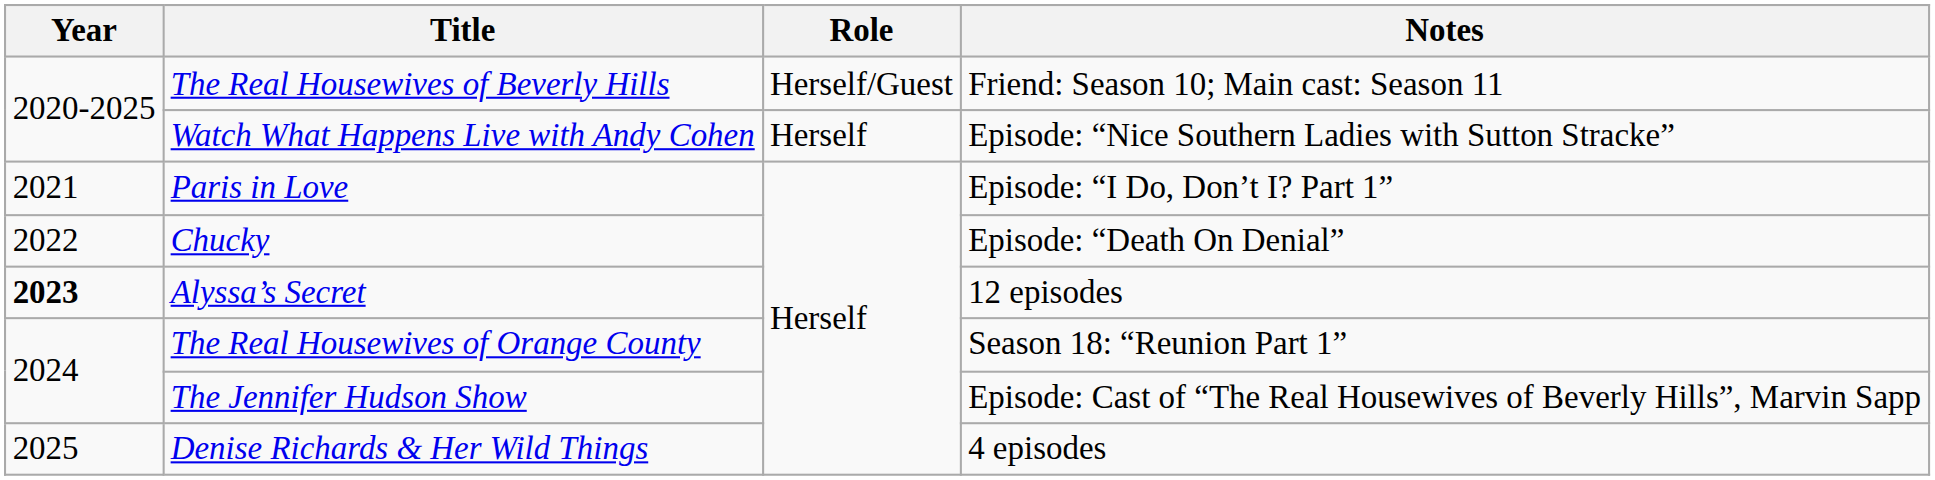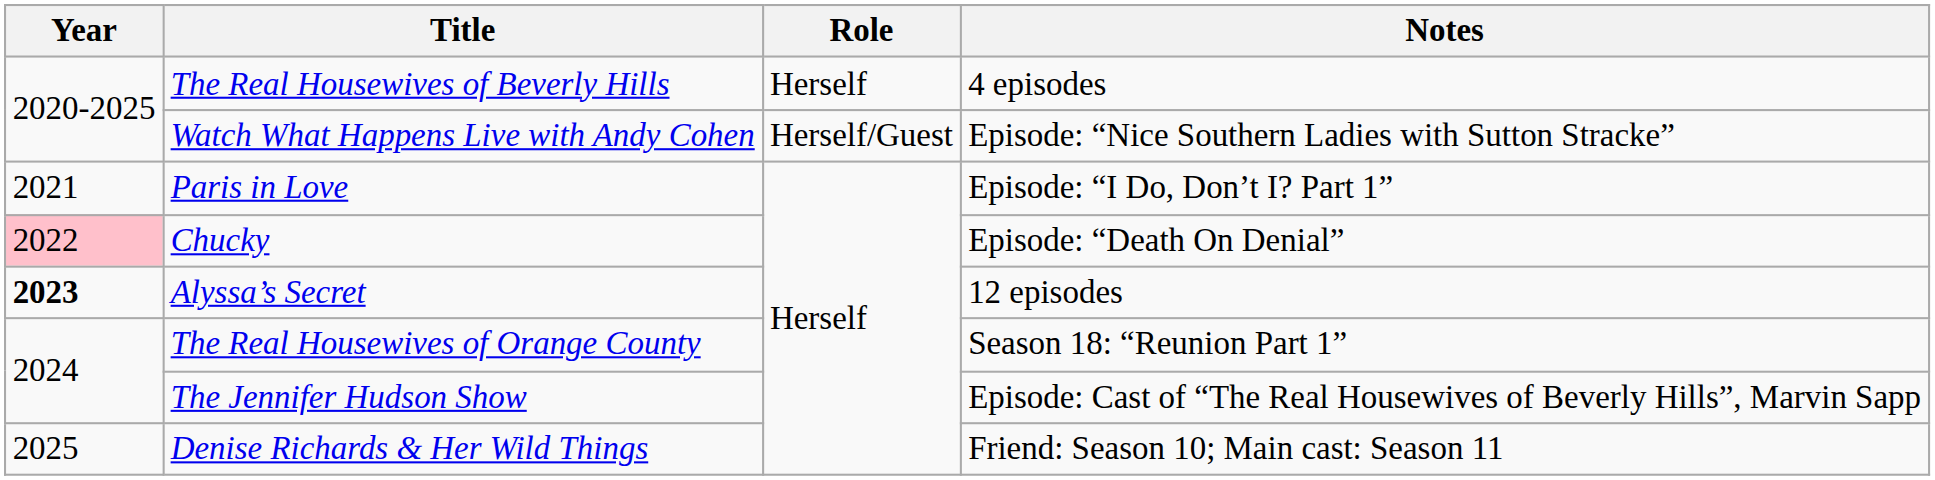(861, 82) Herself/Guest -> (818, 82) Herself
(1236, 82) Friend: Season 10; Main cast: Season 11 -> (1037, 82) 4 episodes
(818, 135) Herself -> (861, 135) Herself/Guest
(46, 239) no background -> (46, 239) pink background
(1037, 448) 4 episodes -> (1236, 448) Friend: Season 10; Main cast: Season 11
